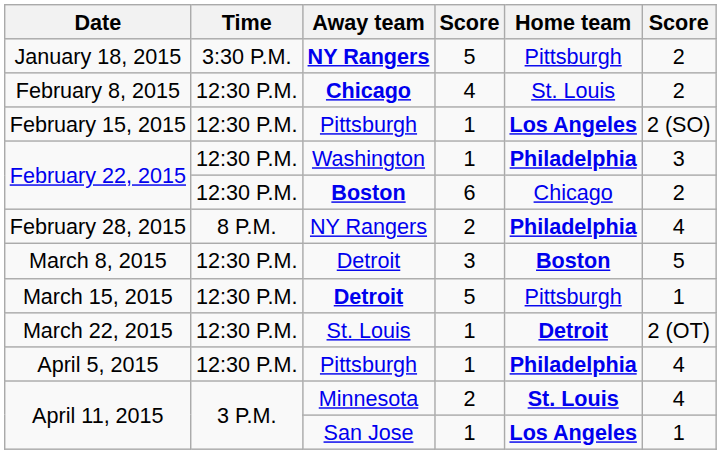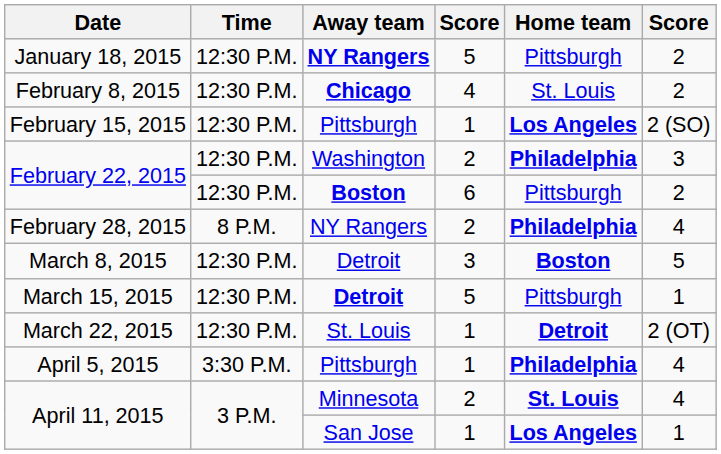(247, 56) 3:30 P.M. -> (247, 56) 12:30 P.M.
(469, 159) 1 -> (469, 159) 2
(573, 193) Chicago -> (573, 193) Pittsburgh
(247, 364) 12:30 P.M. -> (247, 364) 3:30 P.M.
